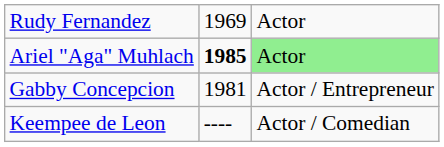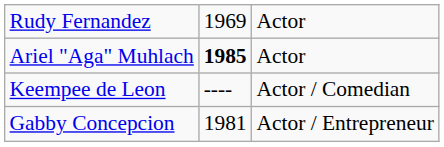(281, 55) lightgreen background -> (281, 55) no background
rows swapped: (88, 123) <-> (92, 89)
